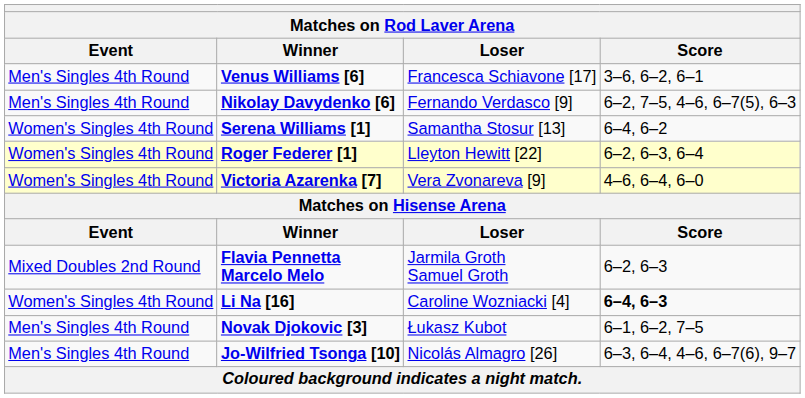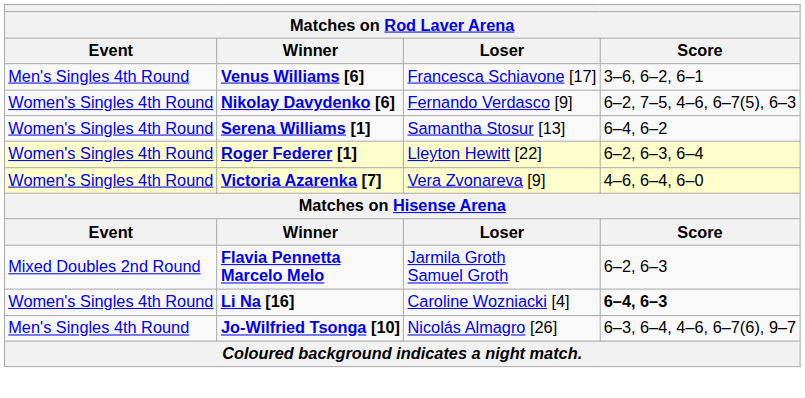(99, 102) Men's Singles 4th Round -> (111, 102) Women's Singles 4th Round
- row: (294, 328)
